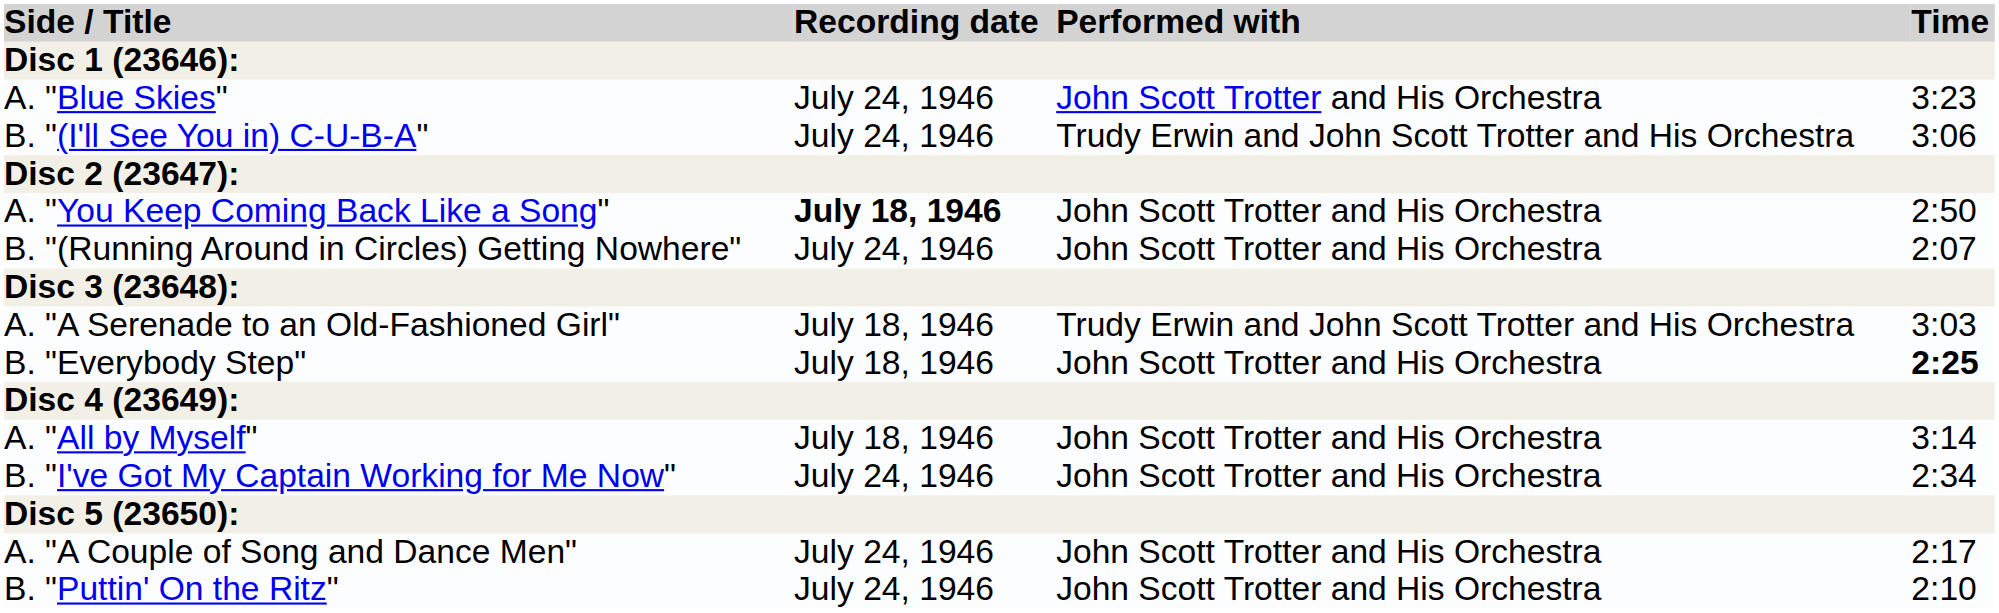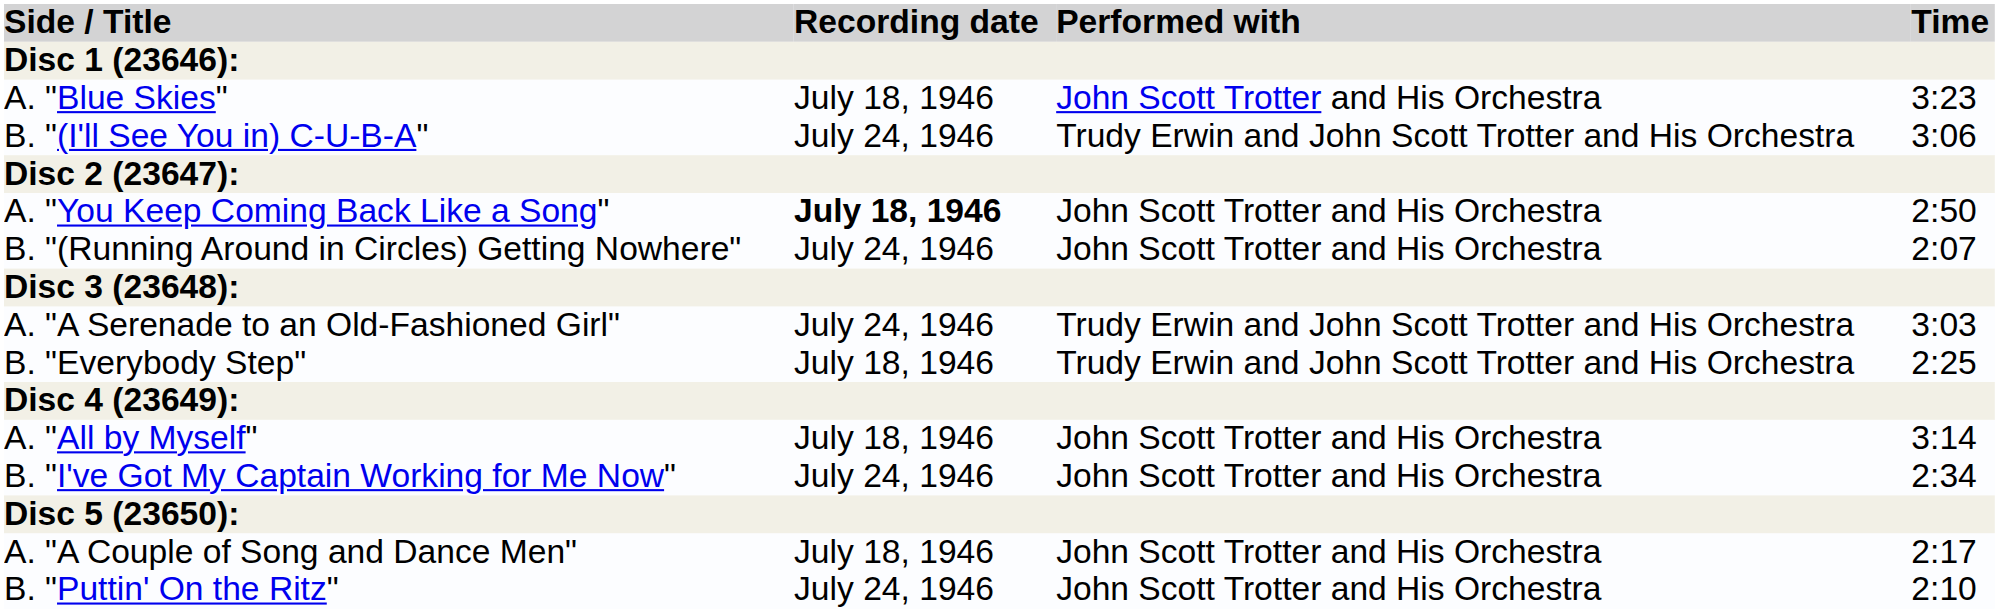(894, 97) July 24, 1946 -> (894, 97) July 18, 1946
(894, 324) July 18, 1946 -> (894, 324) July 24, 1946
(1329, 362) John Scott Trotter and His Orchestra -> (1455, 362) Trudy Erwin and John Scott Trotter and His Orchestra
(1945, 362) bold -> (1944, 362) normal
(894, 551) July 24, 1946 -> (894, 551) July 18, 1946
